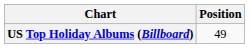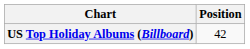(220, 33) 49 -> (220, 33) 42
